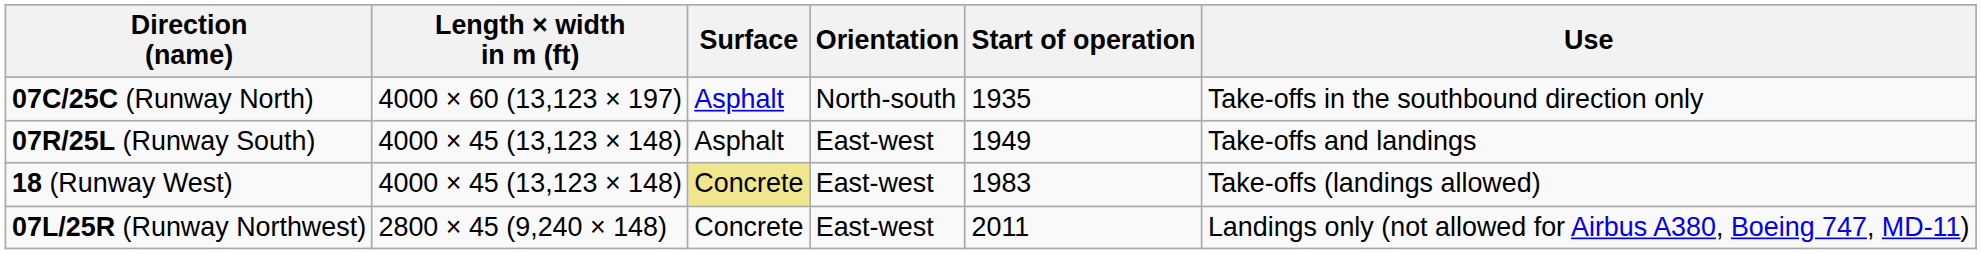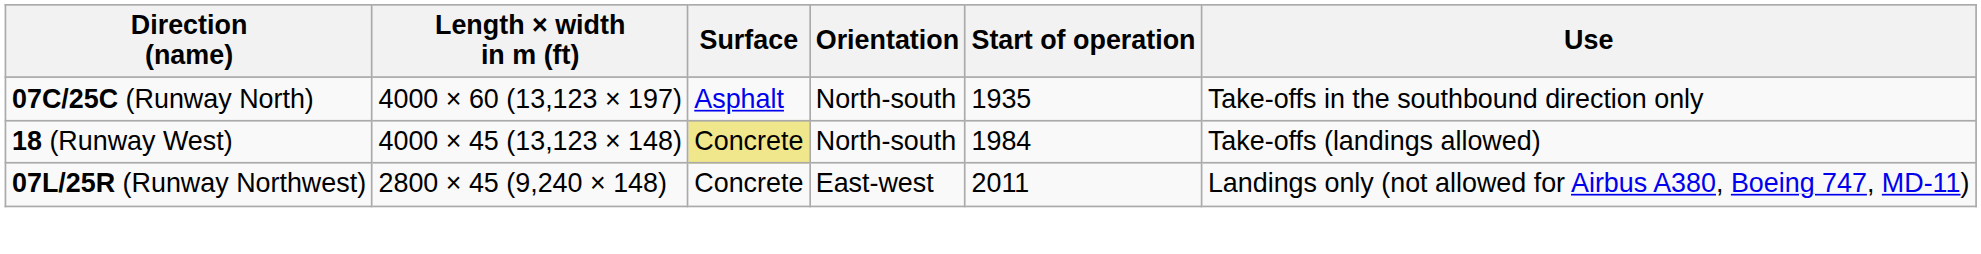- row: (164, 141)
(875, 183) East-west -> (886, 141) North-south
(1001, 183) 1983 -> (1001, 141) 1984
